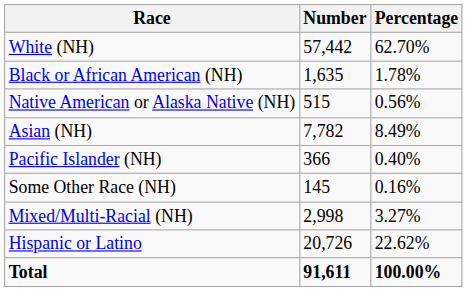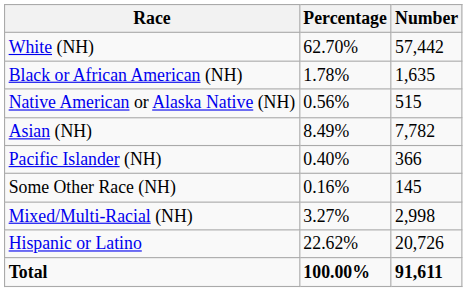columns swapped: (335, 18) <-> (416, 18)
